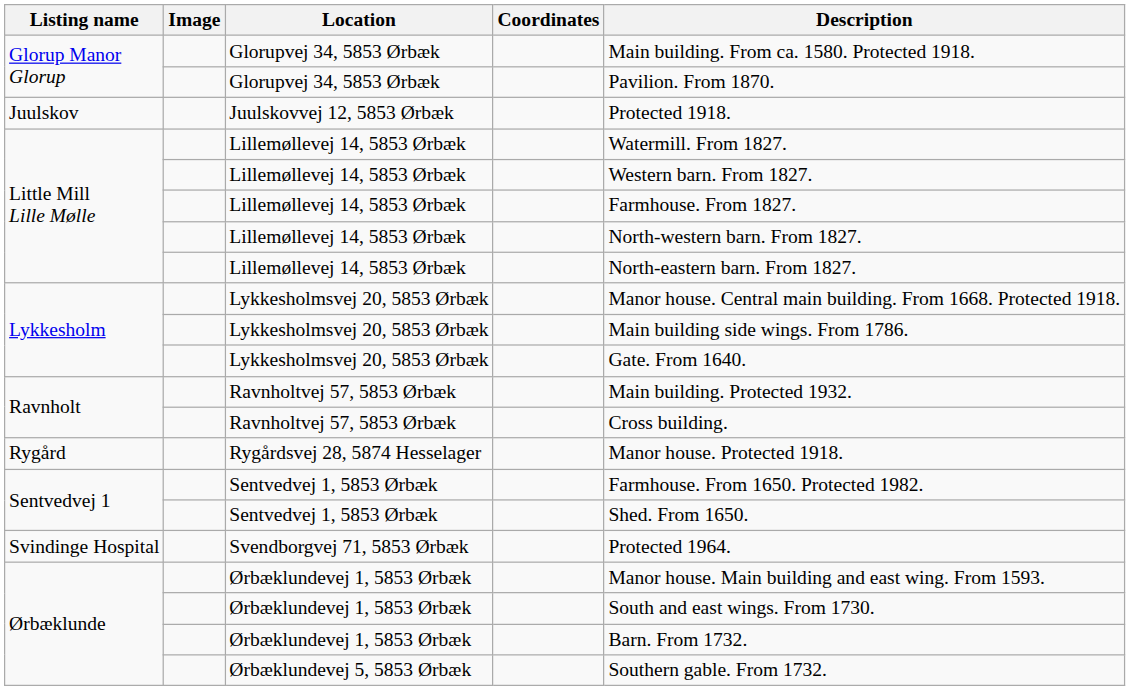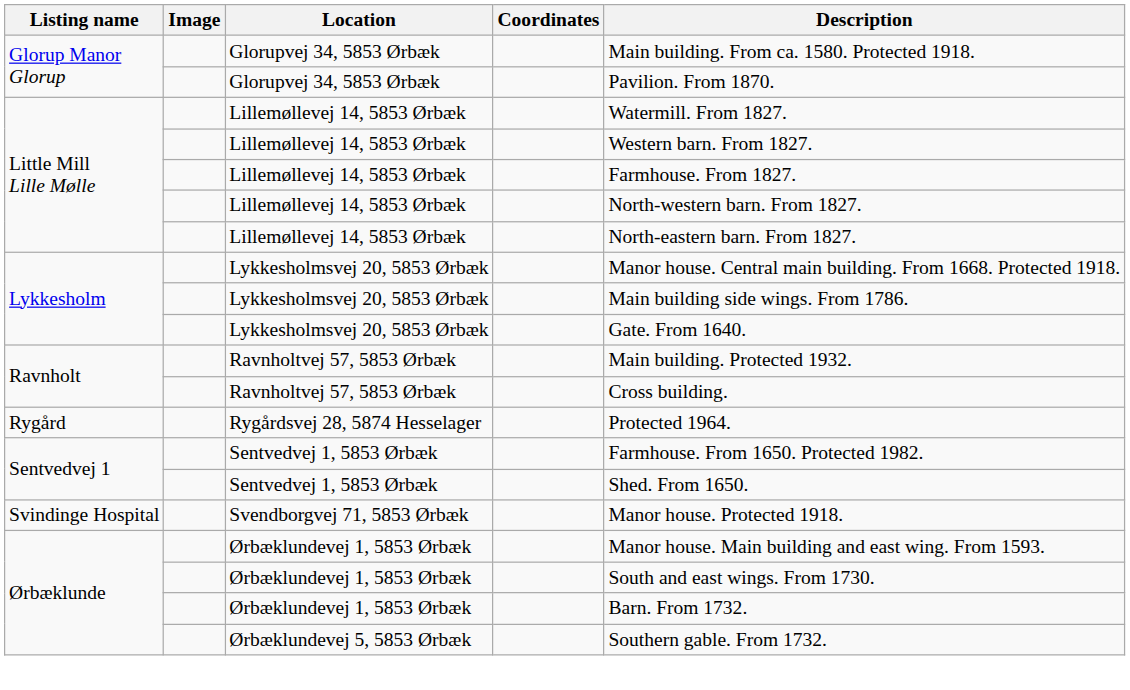- row: (44, 112)
(726, 453) Manor house. Protected 1918. -> (670, 422) Protected 1964.
(670, 546) Protected 1964. -> (726, 515) Manor house. Protected 1918.
